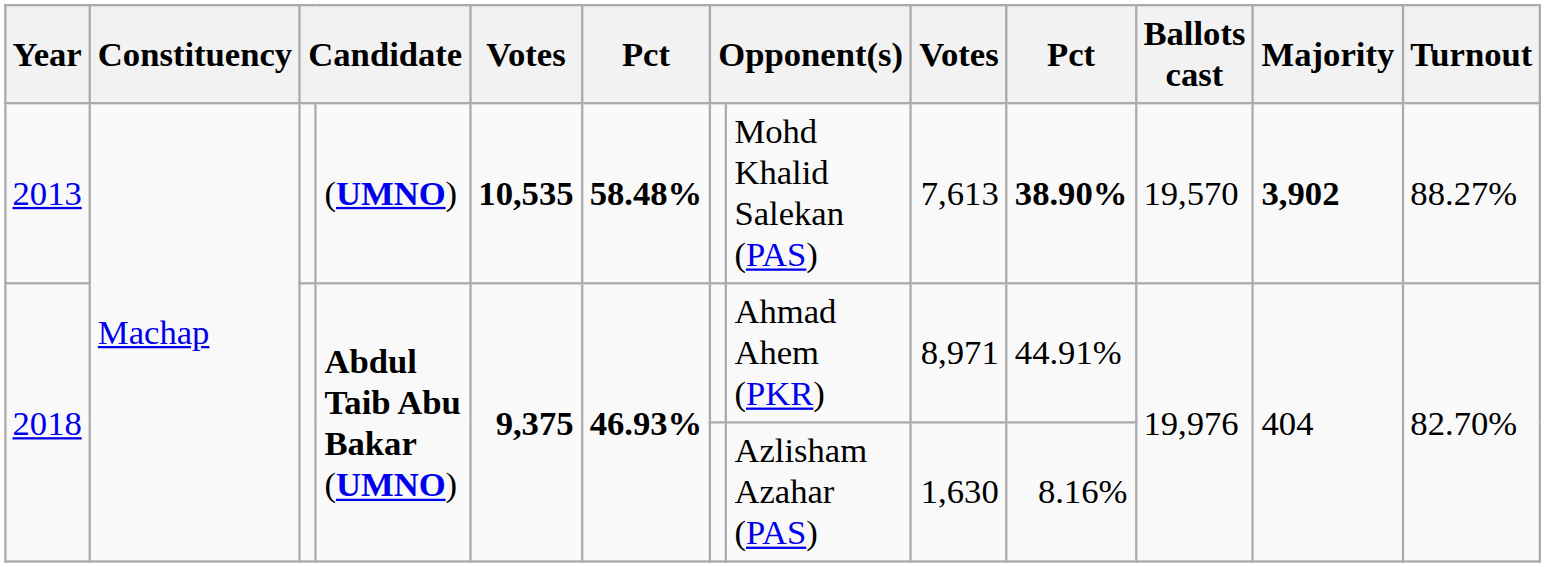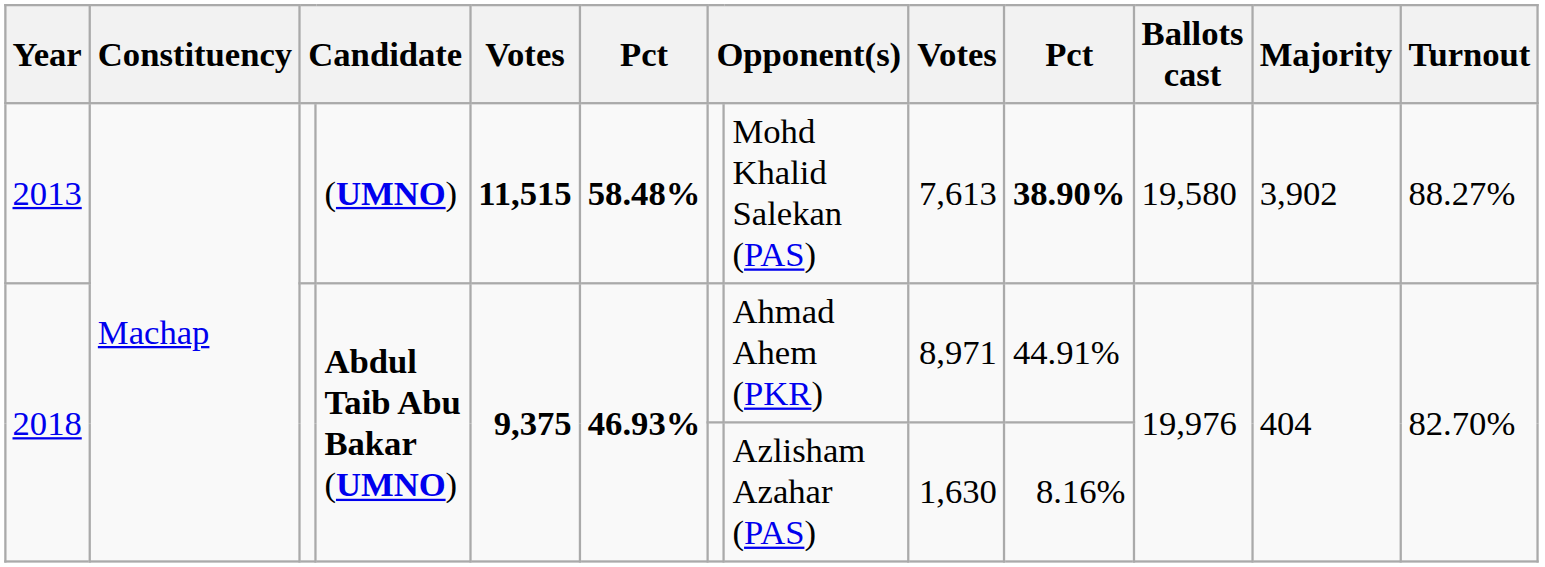(526, 192) 10,535 -> (525, 192) 11,515
(1191, 192) 19,570 -> (1189, 192) 19,580
(1301, 192) bold -> (1299, 192) normal
